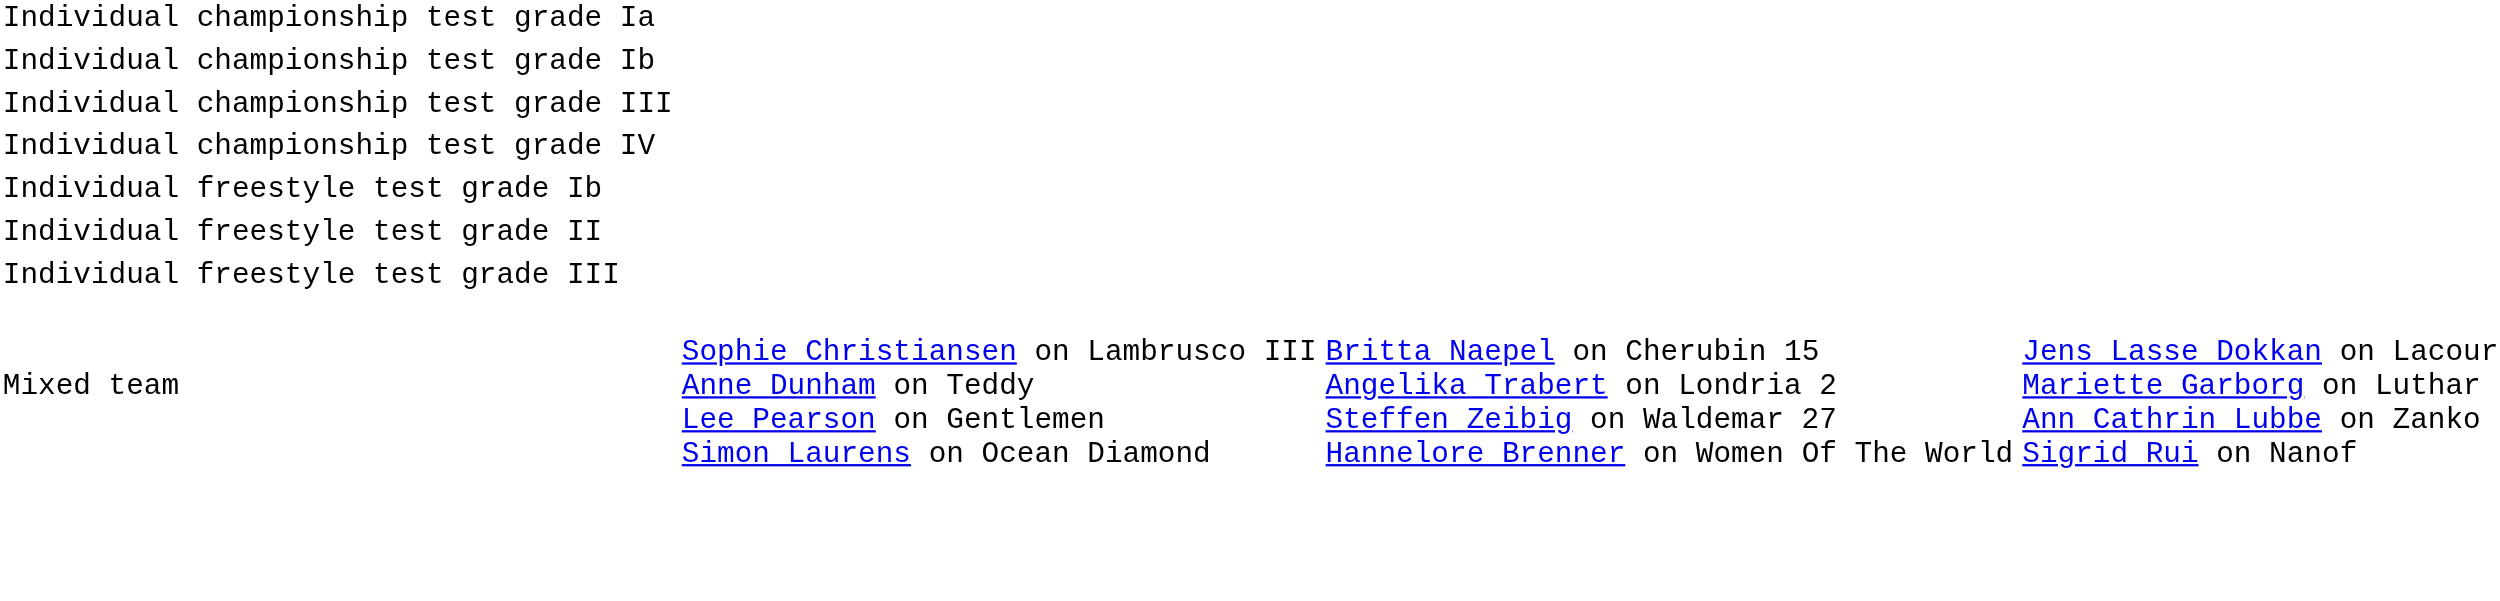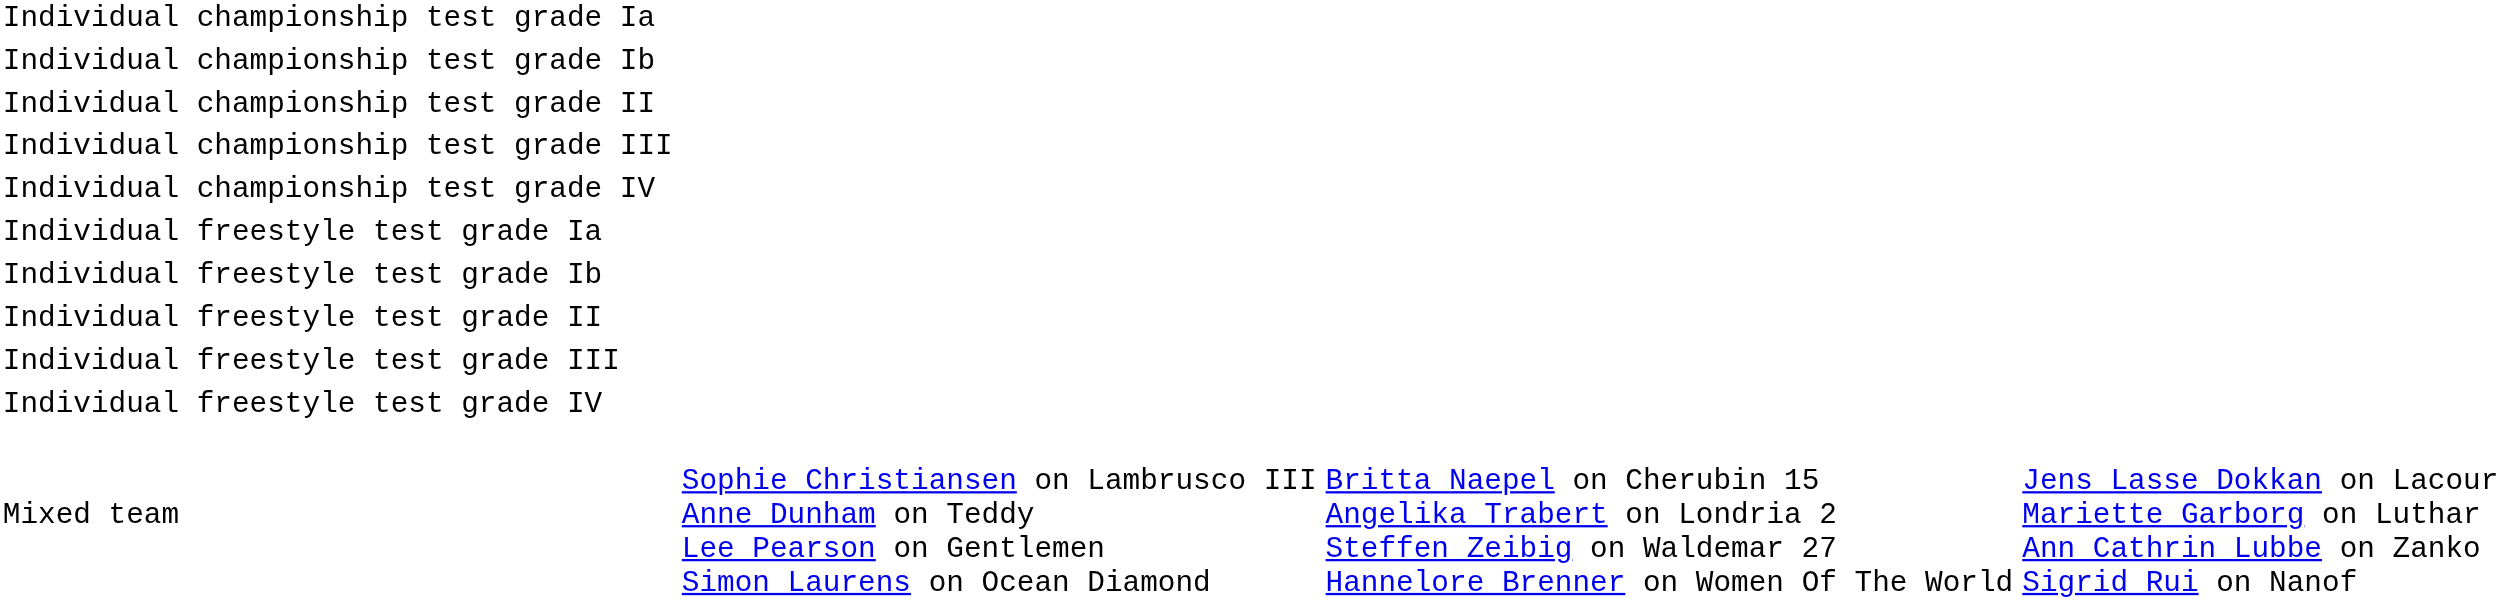+ row: (329, 104)
+ row: (303, 232)
+ row: (303, 404)
